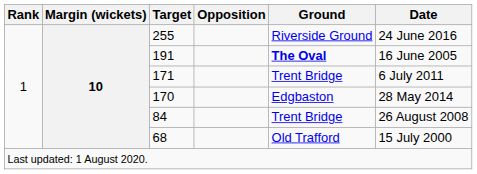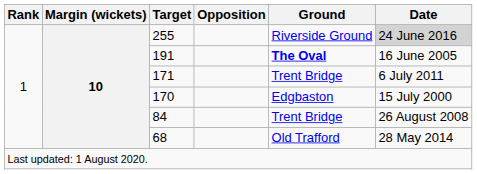(418, 35) no background -> (418, 35) lightgrey background
(416, 96) 28 May 2014 -> (415, 96) 15 July 2000
(415, 138) 15 July 2000 -> (416, 138) 28 May 2014
